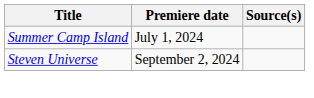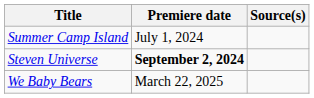(187, 59) normal -> (189, 59) bold
+ row: (50, 81)
